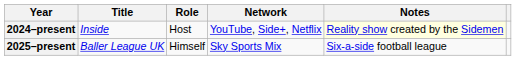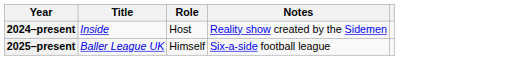- column: (266, 13)
(415, 30) lightyellow background -> (298, 30) no background
